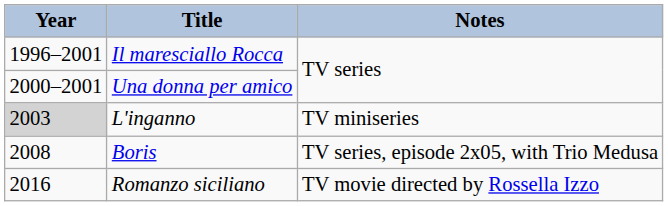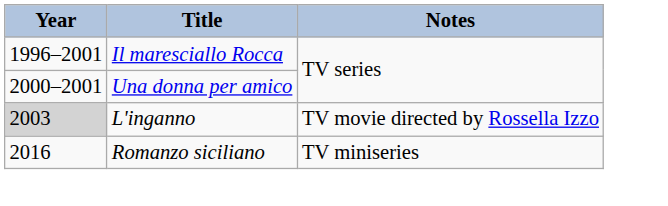(360, 119) TV miniseries -> (450, 119) TV movie directed by Rossella Izzo
- row: (134, 151)
(450, 184) TV movie directed by Rossella Izzo -> (360, 151) TV miniseries
